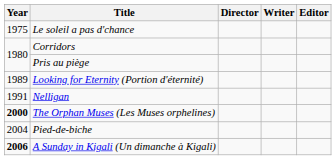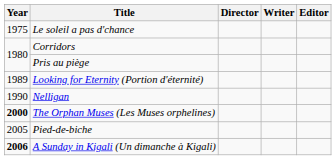(17, 96) 1991 -> (17, 96) 1990
(17, 130) 2004 -> (17, 130) 2005
